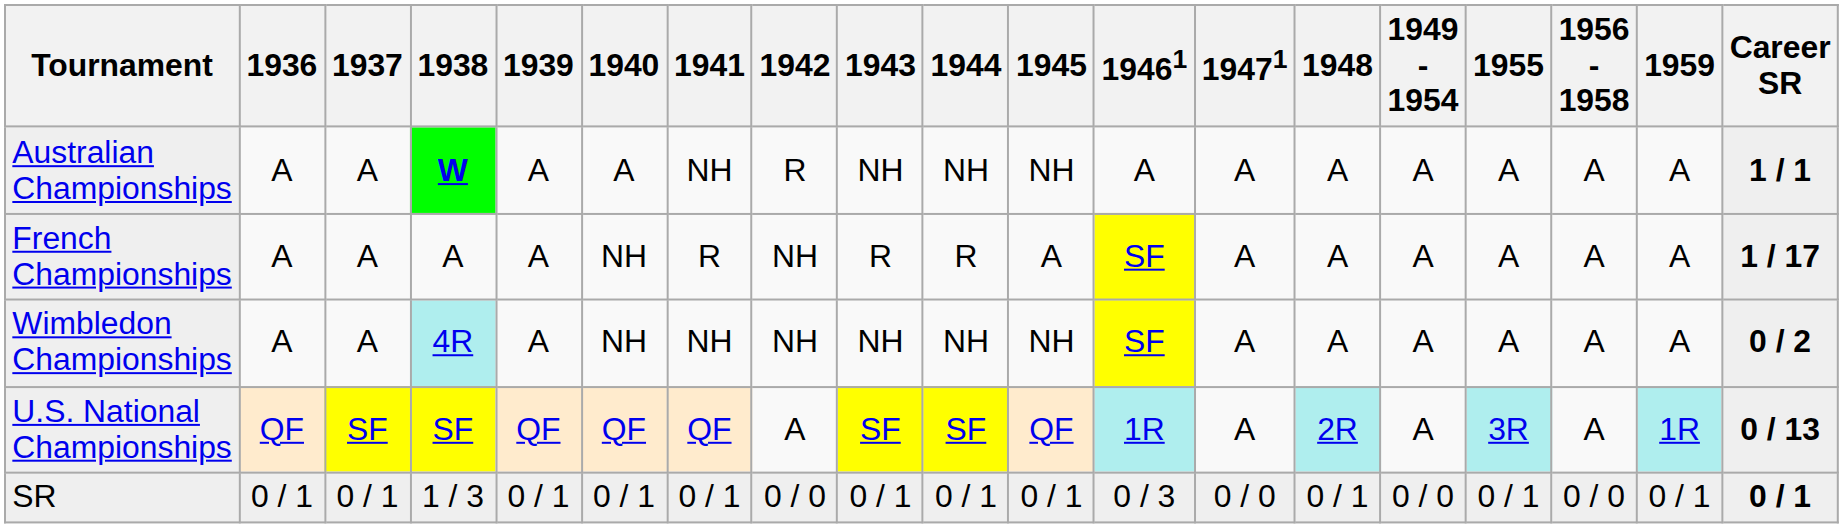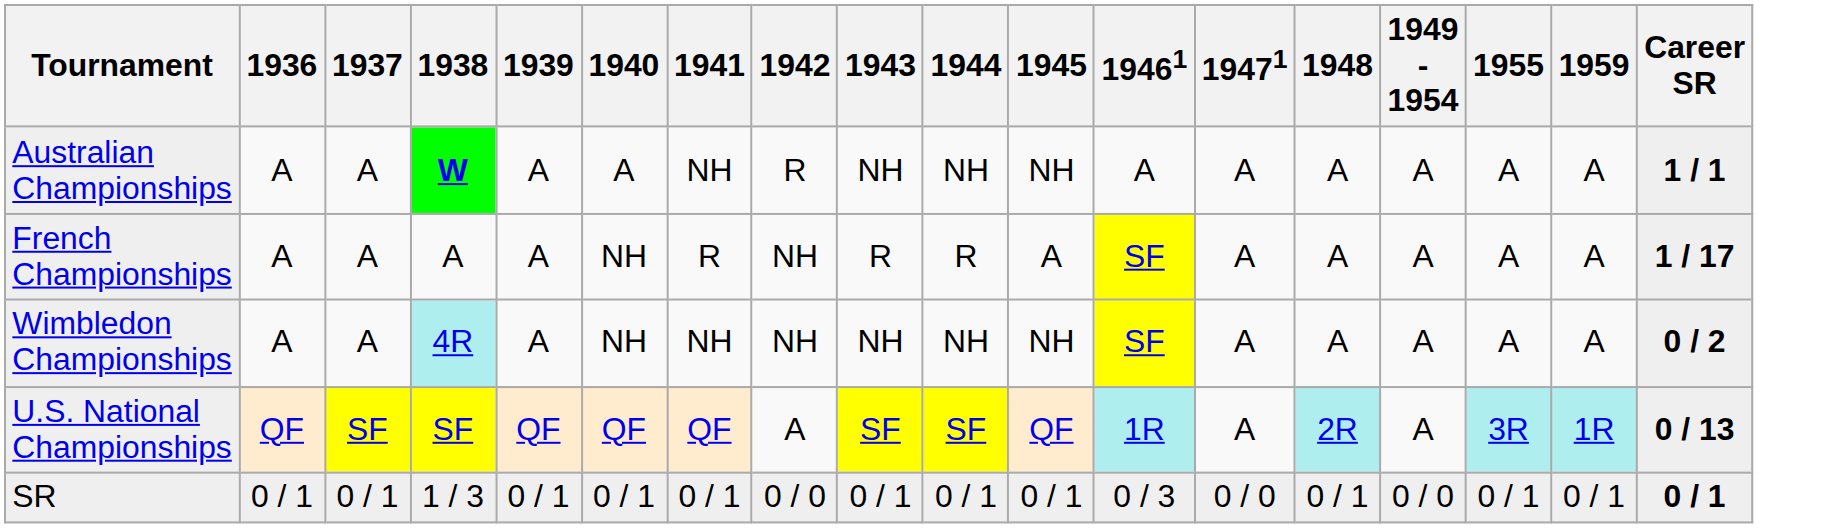- column: (1594, 65)
